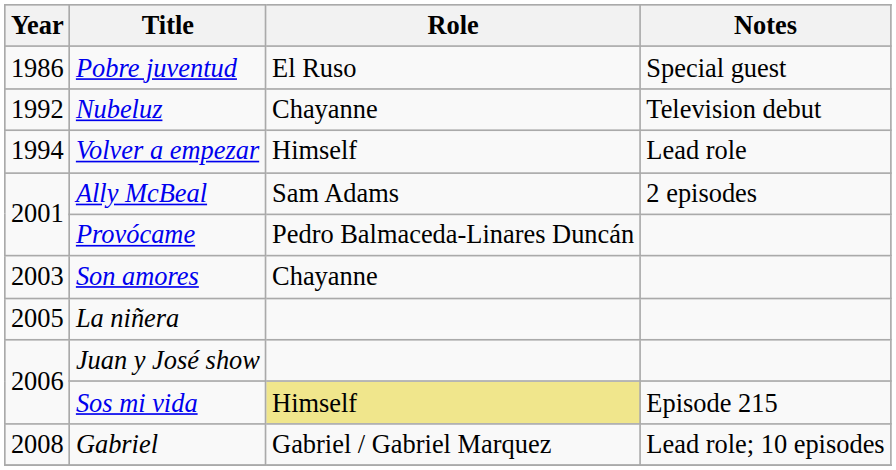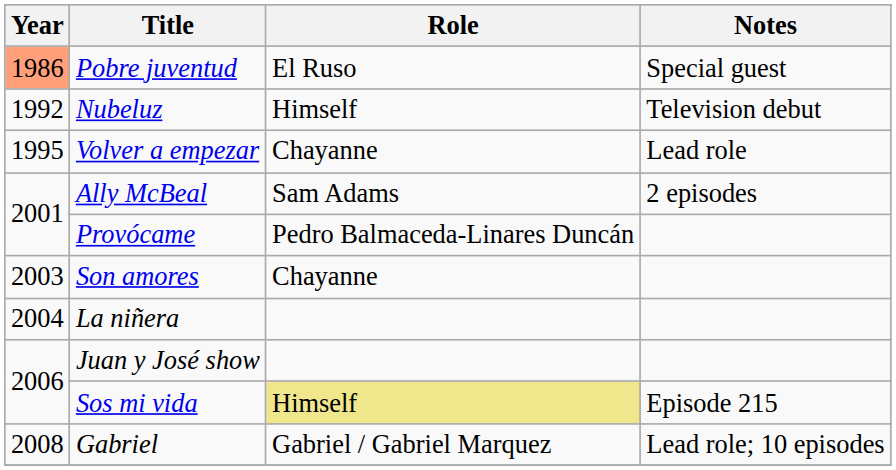(37, 67) no background -> (37, 67) lightsalmon background
(325, 109) Chayanne -> (315, 109) Himself
(37, 151) 1994 -> (37, 151) 1995
(315, 151) Himself -> (325, 151) Chayanne
(37, 318) 2005 -> (37, 318) 2004
